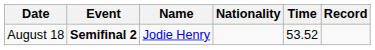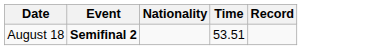- column: (176, 14)
(302, 34) 53.52 -> (229, 34) 53.51
